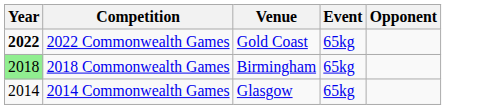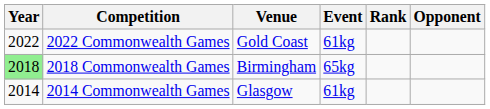+ column: (388, 16)
(24, 41) bold -> (24, 41) normal
(339, 41) 65kg -> (339, 41) 61kg
(339, 91) 65kg -> (339, 91) 61kg
